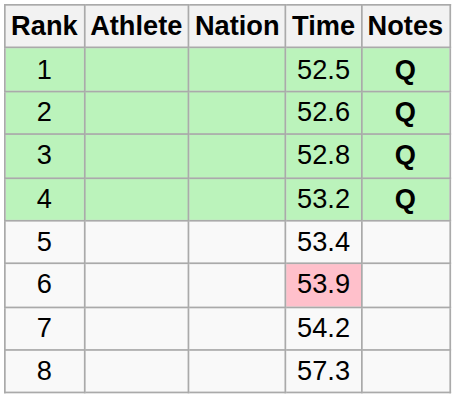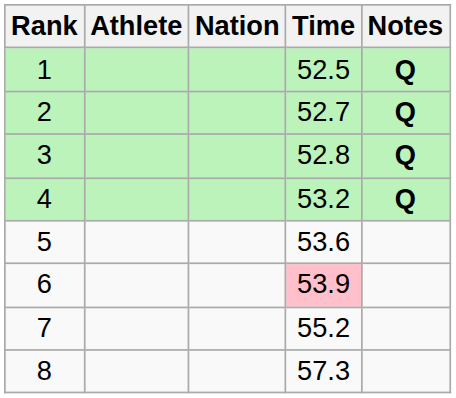(324, 112) 52.6 -> (324, 112) 52.7
(324, 241) 53.4 -> (324, 241) 53.6
(324, 328) 54.2 -> (324, 328) 55.2
